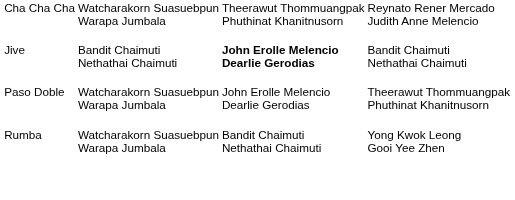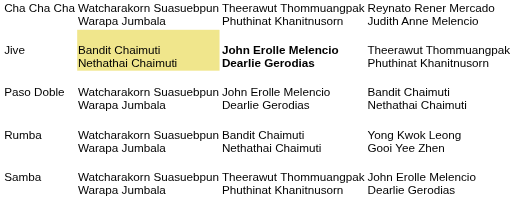(128, 56) no background -> (128, 56) khaki background
(417, 56) Bandit Chaimuti Nethathai Chaimuti -> (439, 56) Theerawut Thommuangpak Phuthinat Khanitnusorn
(439, 99) Theerawut Thommuangpak Phuthinat Khanitnusorn -> (417, 99) Bandit Chaimuti Nethathai Chaimuti
+ row: (23, 177)
